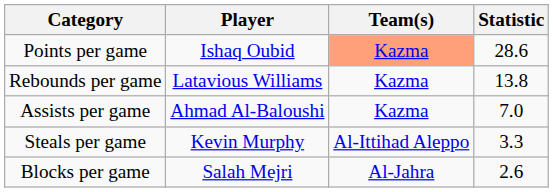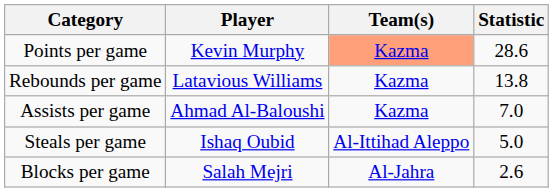(247, 50) Ishaq Oubid -> (247, 50) Kevin Murphy
(247, 141) Kevin Murphy -> (247, 141) Ishaq Oubid
(511, 141) 3.3 -> (511, 141) 5.0
